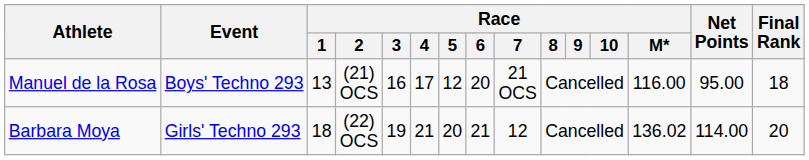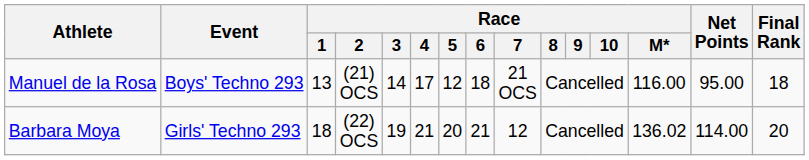(396, 83) 16 -> (396, 83) 14
(480, 83) 20 -> (480, 83) 18
